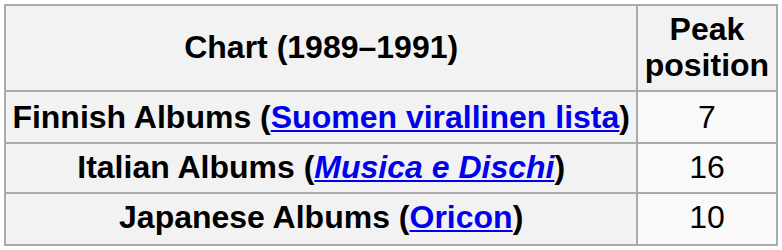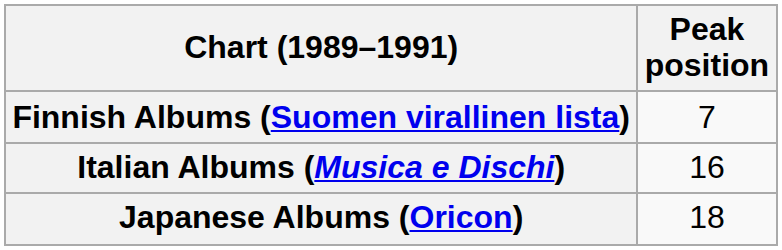(707, 218) 10 -> (707, 218) 18
